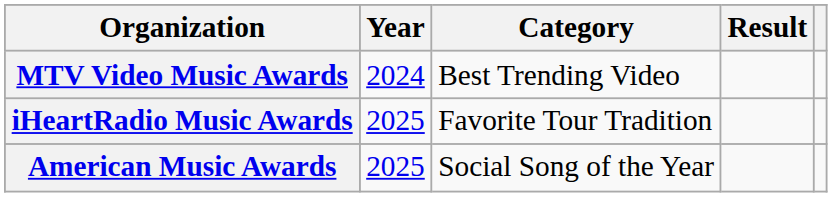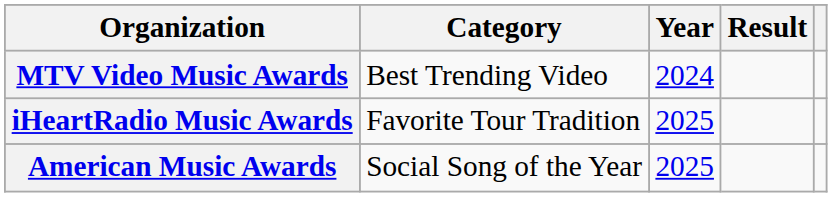columns swapped: (395, 27) <-> (576, 27)
